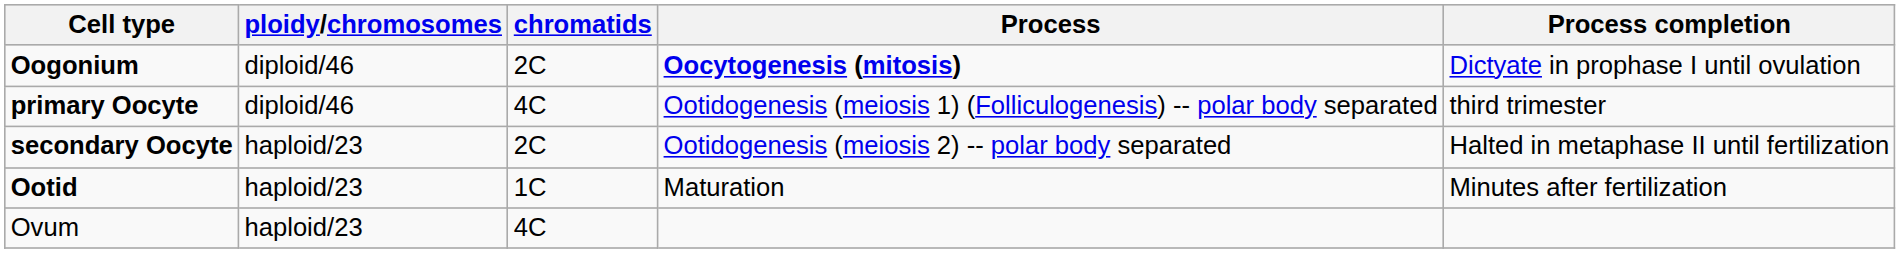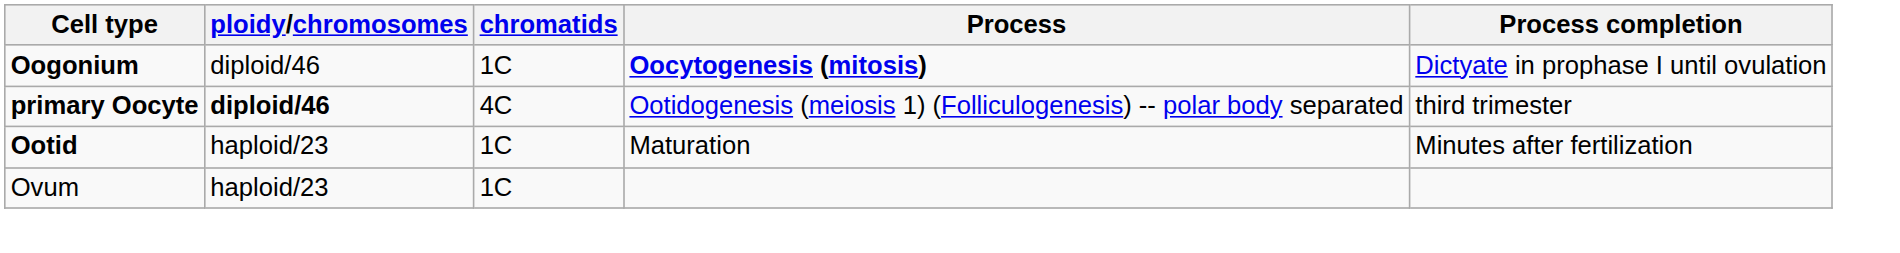(530, 65) 2C -> (496, 65) 1C
(299, 106) normal -> (270, 106) bold
- row: (122, 146)
(530, 227) 4C -> (496, 187) 1C
